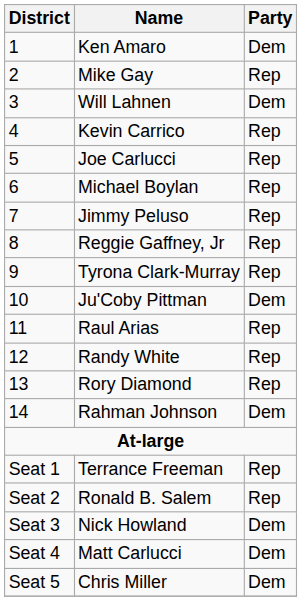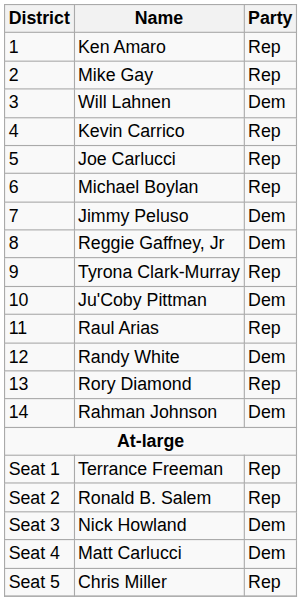(267, 46) Dem -> (264, 46) Rep
(264, 215) Rep -> (267, 215) Dem
(264, 243) Rep -> (267, 243) Dem
(264, 356) Rep -> (267, 356) Dem
(267, 581) Dem -> (264, 581) Rep
